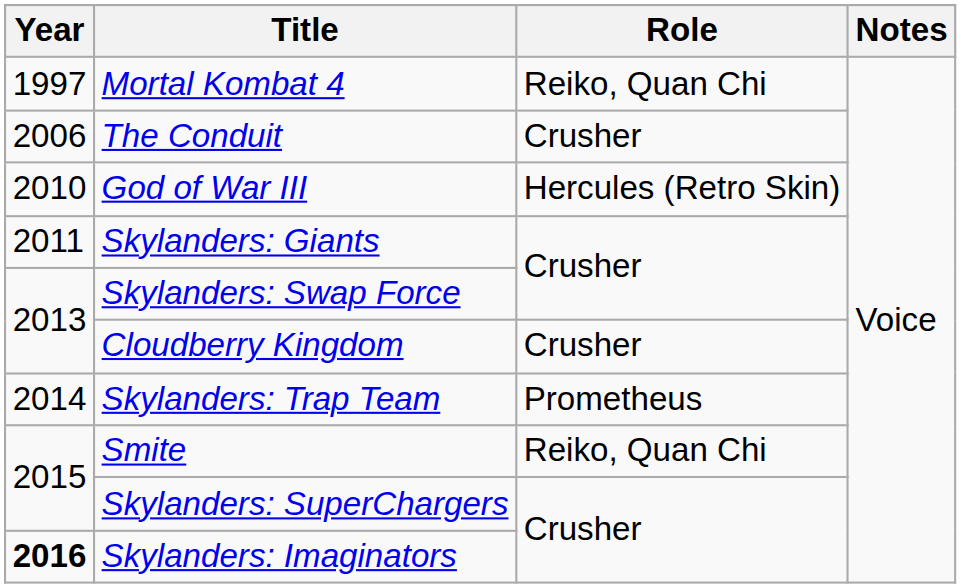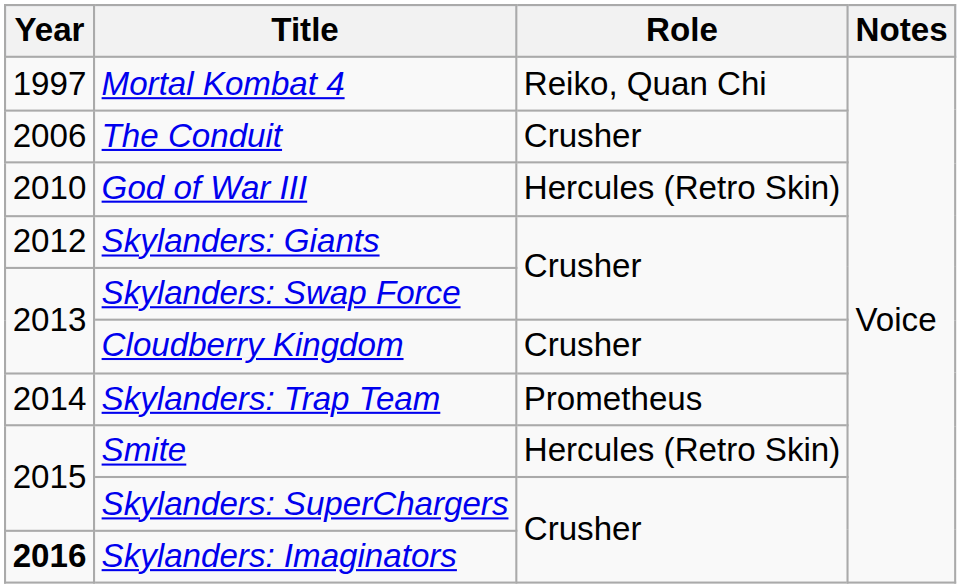(48, 240) 2011 -> (50, 240) 2012
(645, 450) Reiko, Quan Chi -> (682, 450) Hercules (Retro Skin)
